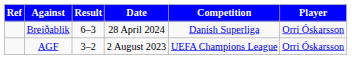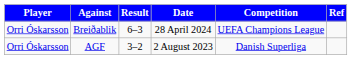columns swapped: (313, 13) <-> (14, 13)
(224, 29) Danish Superliga -> (271, 29) UEFA Champions League
(224, 46) UEFA Champions League -> (271, 46) Danish Superliga
